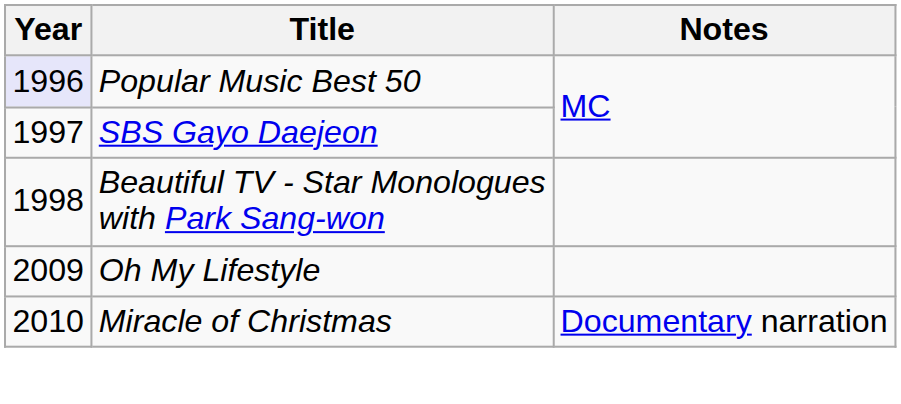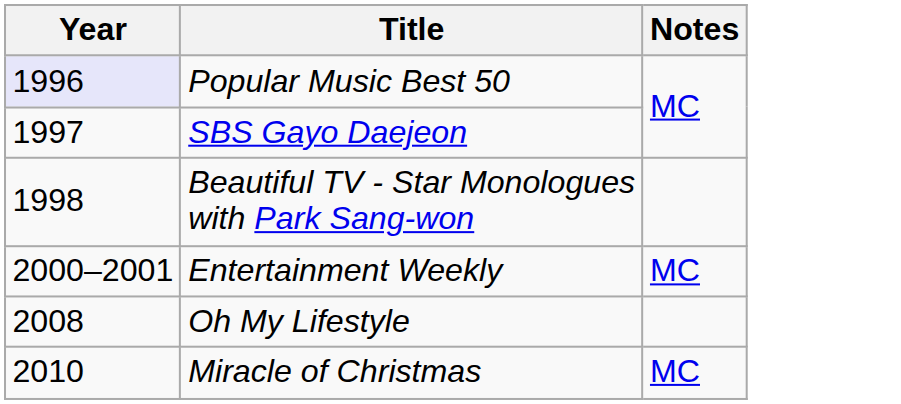+ row: (345, 270)
(48, 270) 2009 -> (48, 321) 2008
(724, 321) Documentary narration -> (675, 372) MC
